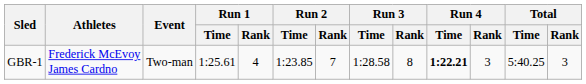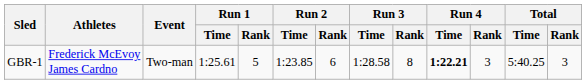(256, 62) 4 -> (256, 62) 5
(333, 62) 7 -> (333, 62) 6
